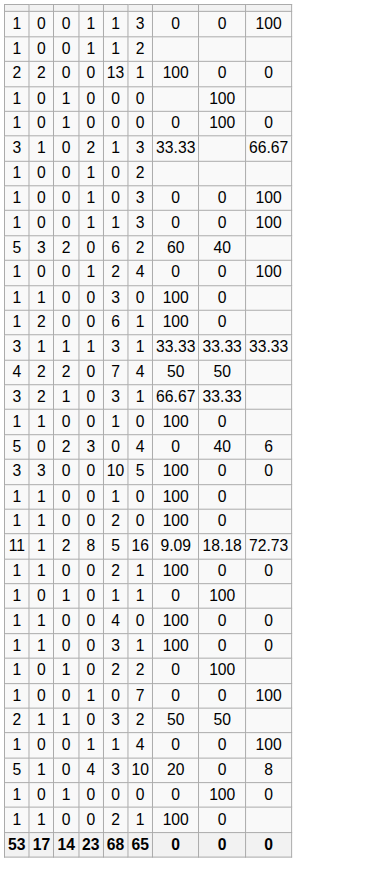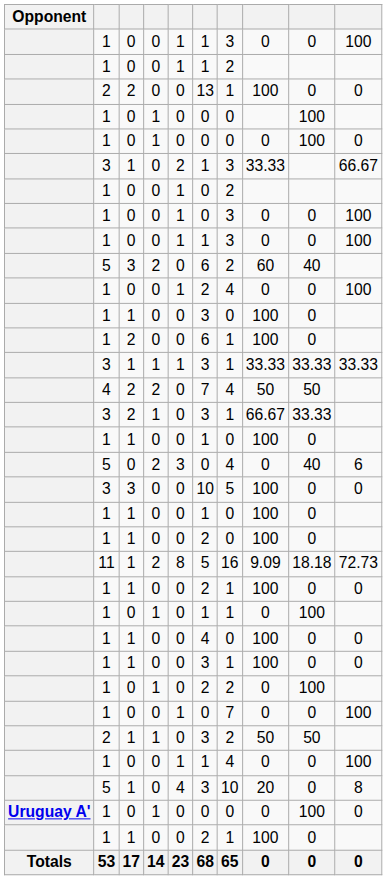+ column: (49, 16)
